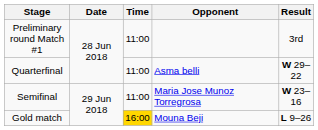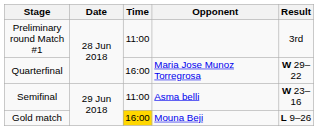(138, 70) 11:00 -> (138, 70) 16:00
(177, 70) Asma belli -> (194, 70) Maria Jose Munoz Torregrosa
(194, 97) Maria Jose Munoz Torregrosa -> (177, 97) Asma belli
